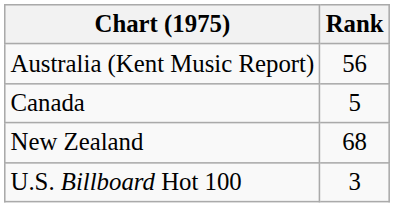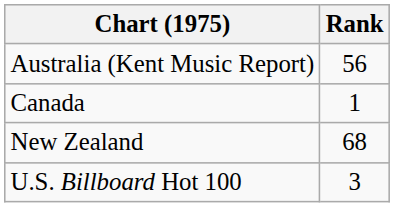(355, 102) 5 -> (355, 102) 1
